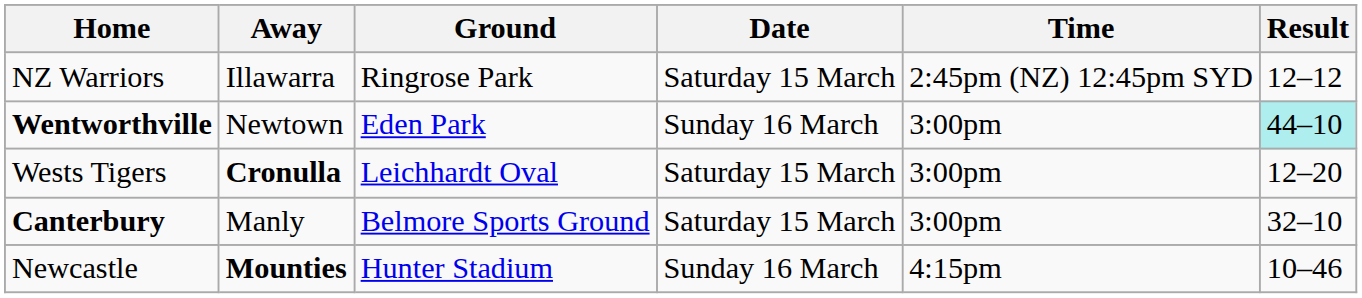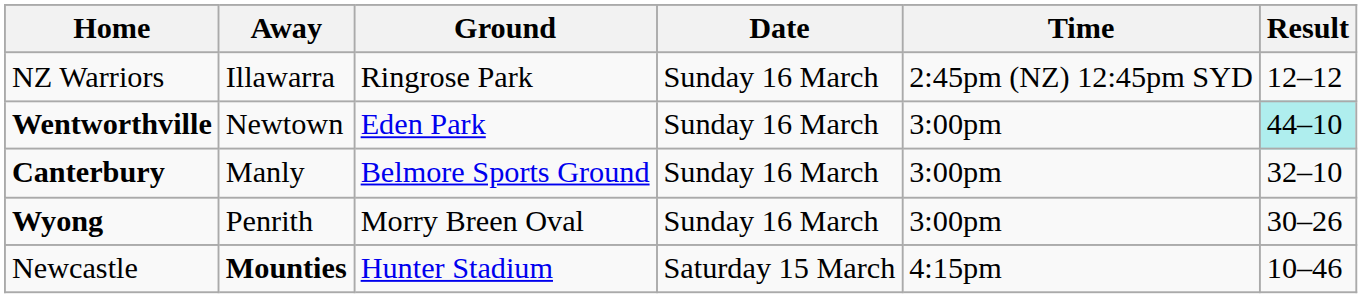(779, 76) Saturday 15 March -> (771, 76) Sunday 16 March
- row: (89, 172)
(779, 220) Saturday 15 March -> (771, 172) Sunday 16 March
+ row: (58, 220)
(771, 268) Sunday 16 March -> (779, 268) Saturday 15 March
